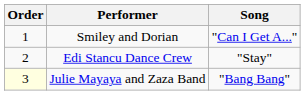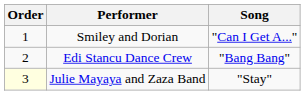(255, 57) "Stay" -> (255, 57) "Bang Bang"
(255, 79) "Bang Bang" -> (255, 79) "Stay"
